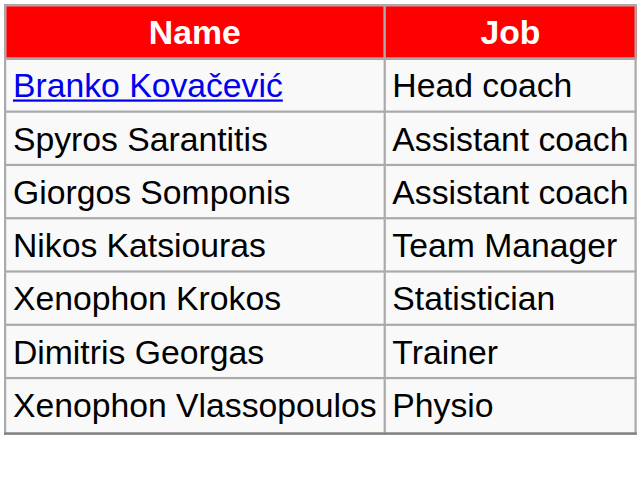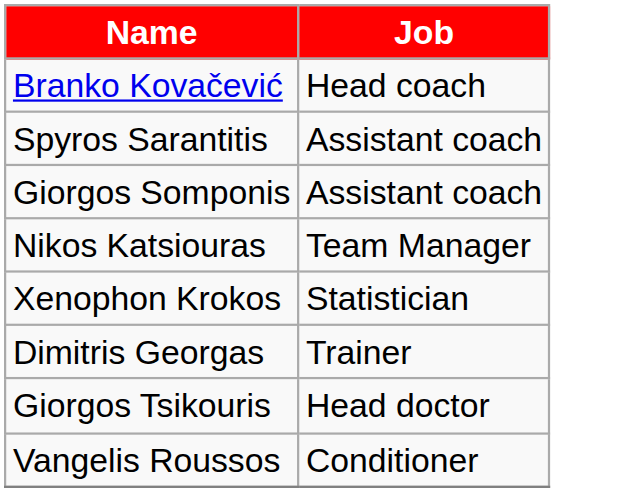+ row: (142, 406)
- row: (195, 406)
+ row: (147, 459)
